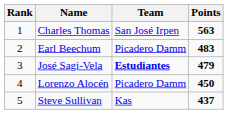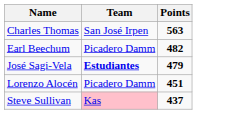- column: (20, 13)
(206, 48) 483 -> (175, 48) 482
(206, 83) 450 -> (175, 83) 451
(123, 100) no background -> (92, 100) pink background
